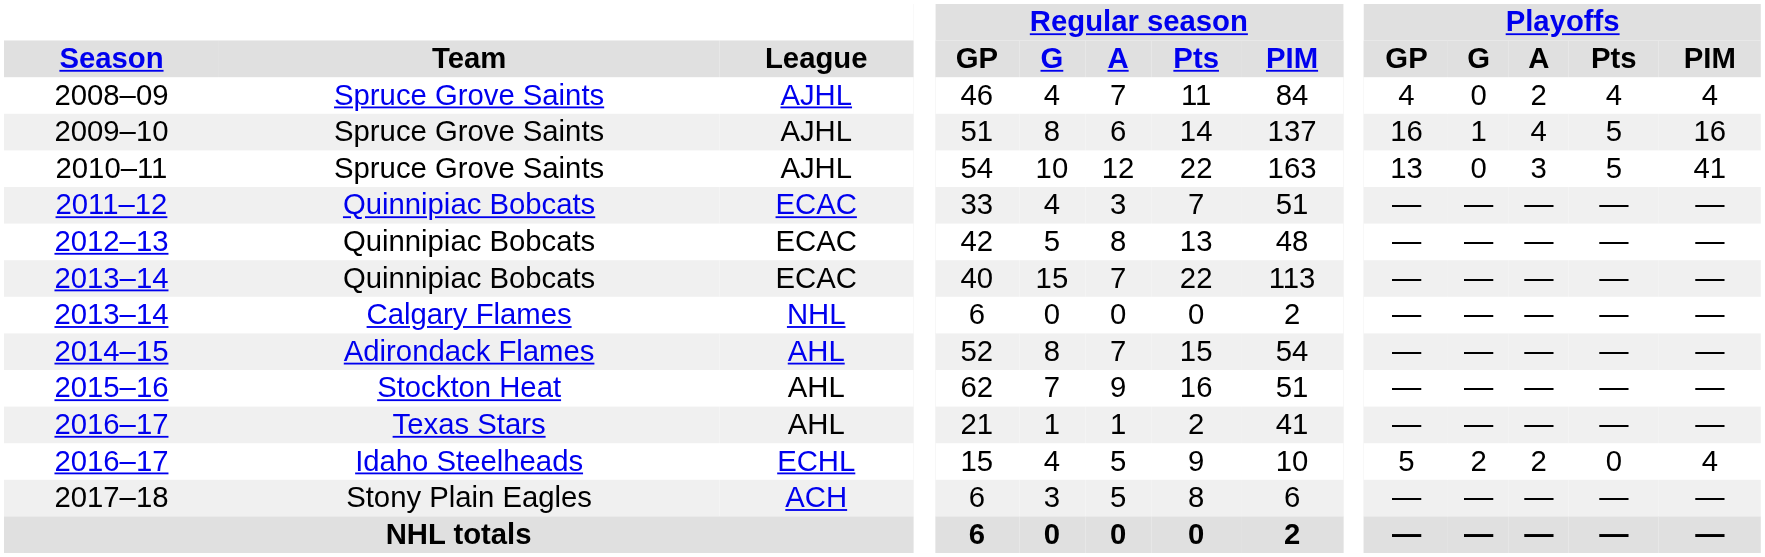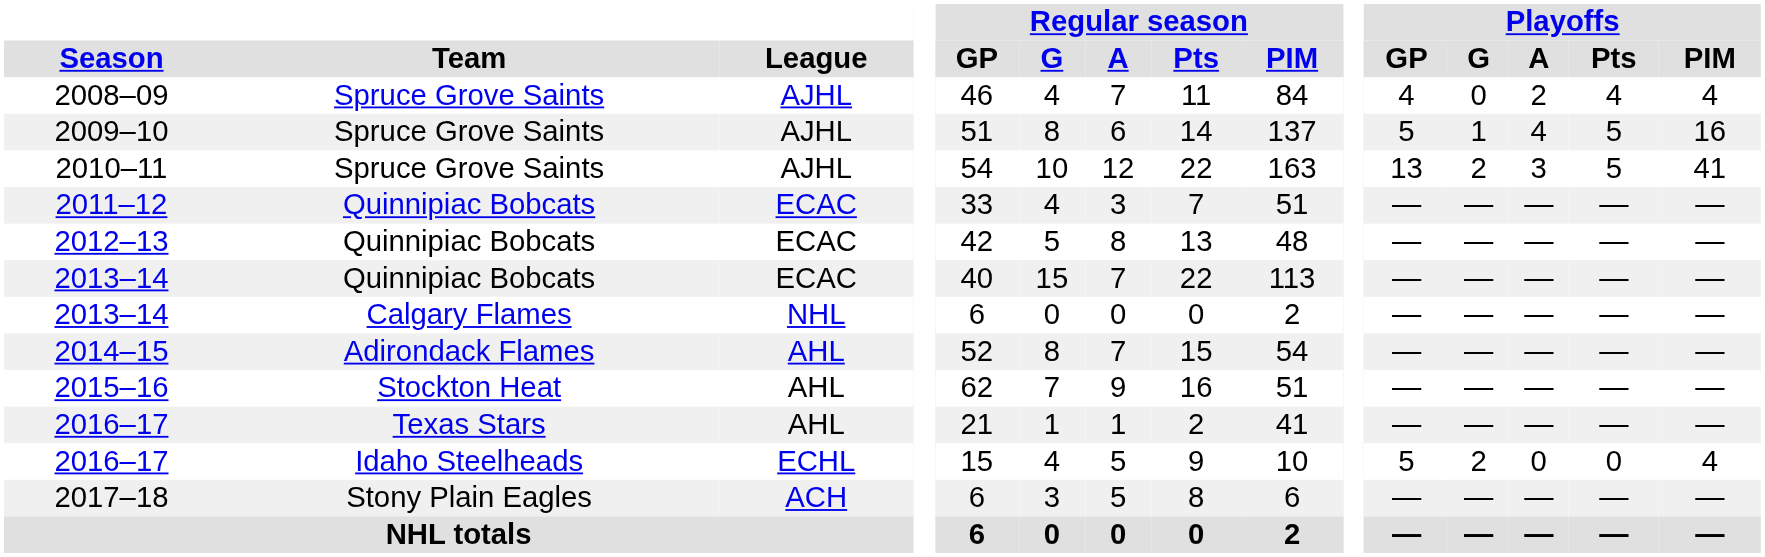(1407, 131) 16 -> (1407, 131) 5
(1479, 168) 0 -> (1479, 168) 2
(1539, 461) 2 -> (1539, 461) 0
